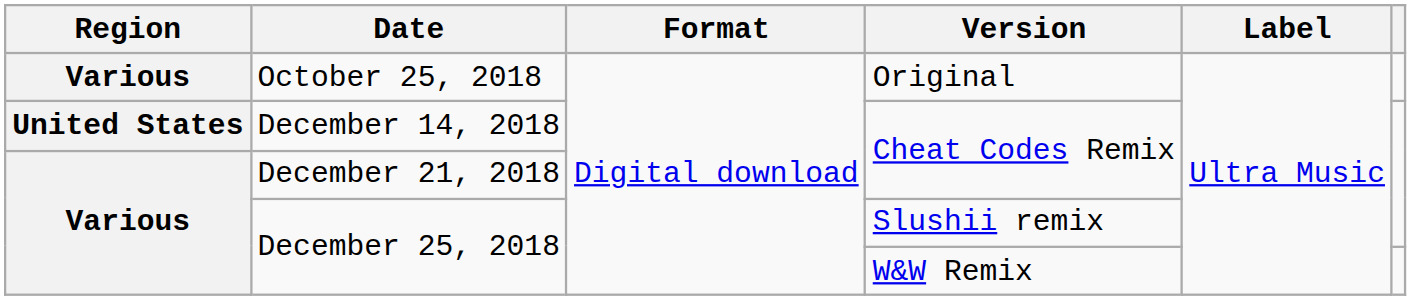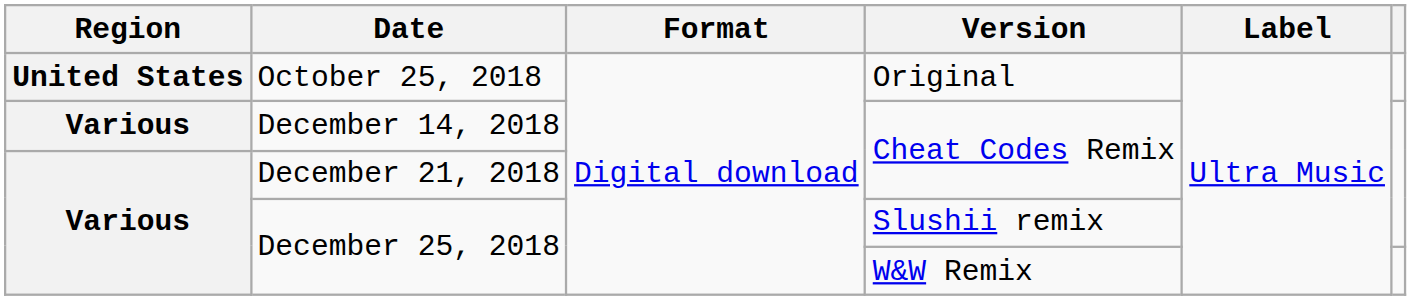(128, 78) Various -> (128, 78) United States
(128, 126) United States -> (128, 126) Various
